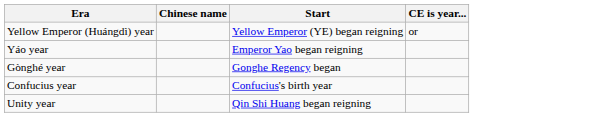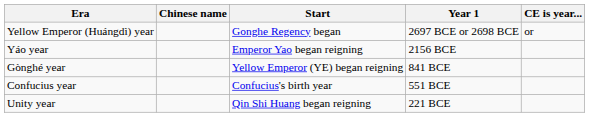+ column: (464, 13)
(318, 31) Yellow Emperor (YE) began reigning -> (286, 31) Gonghe Regency began
(286, 67) Gonghe Regency began -> (318, 67) Yellow Emperor (YE) began reigning
